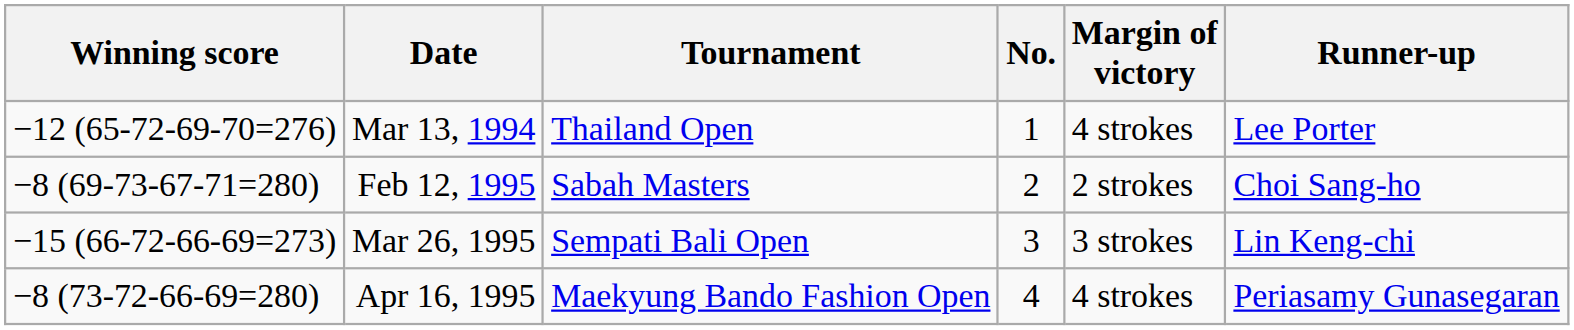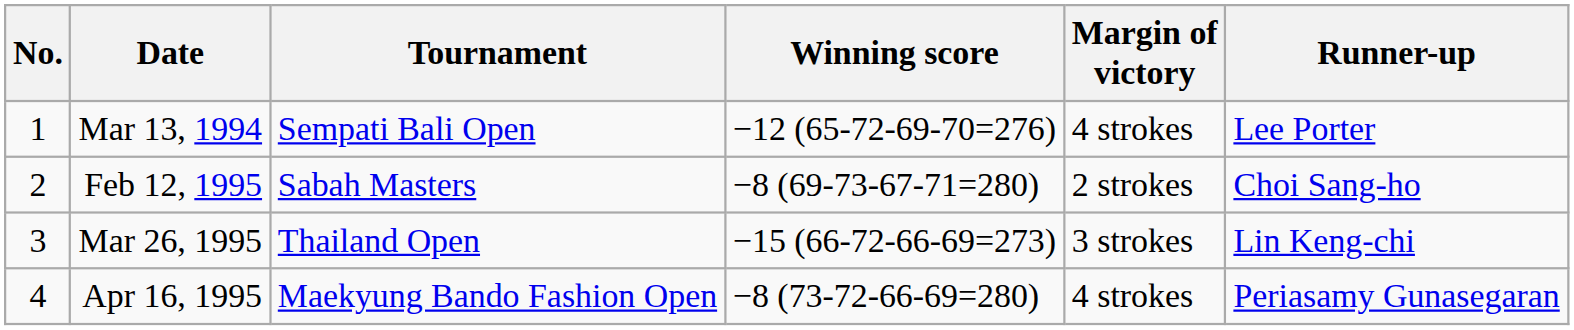columns swapped: (1031, 52) <-> (175, 52)
(652, 128) Thailand Open -> (407, 128) Sempati Bali Open
(680, 240) Sempati Bali Open -> (379, 240) Thailand Open
